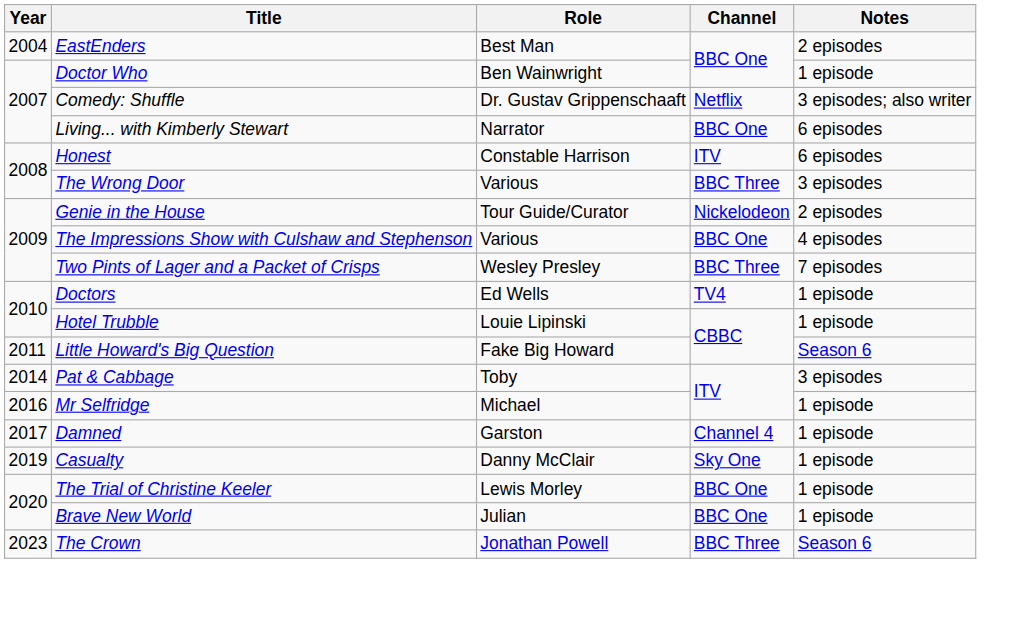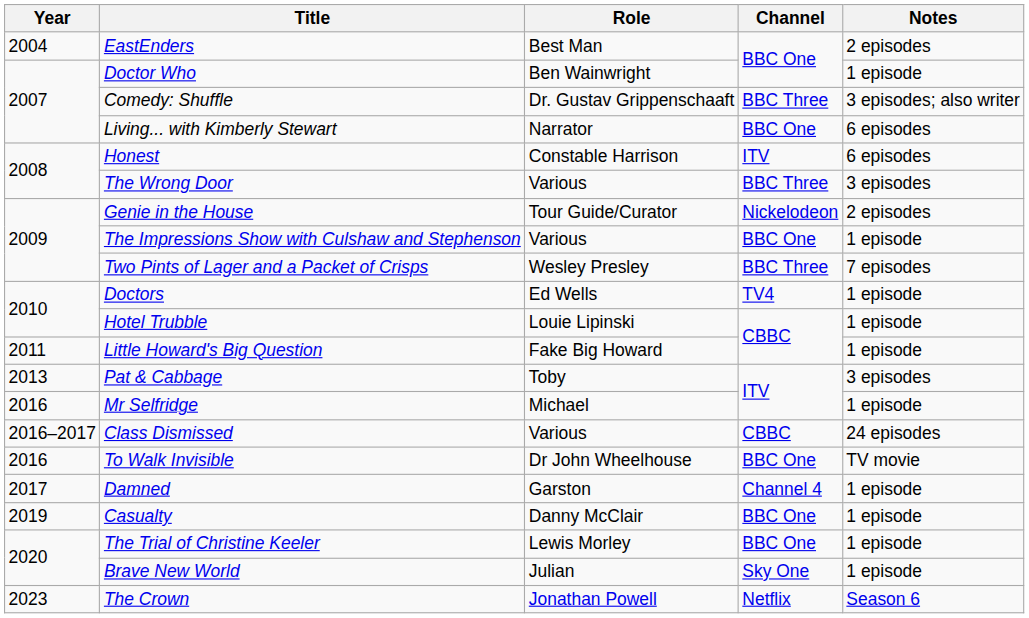(718, 101) Netflix -> (785, 101) BBC Three
(840, 239) 4 episodes -> (884, 239) 1 episode
(835, 350) Season 6 -> (884, 350) 1 episode
(28, 377) 2014 -> (28, 377) 2013
+ row: (168, 433)
+ row: (169, 460)
(727, 460) Sky One -> (779, 516) BBC One
(731, 516) BBC One -> (776, 571) Sky One
(737, 543) BBC Three -> (767, 599) Netflix
